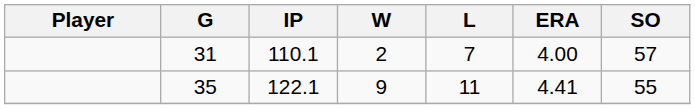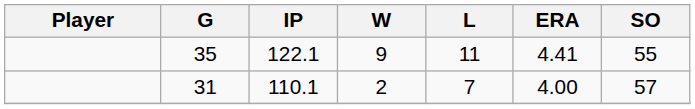rows swapped: (205, 86) <-> (205, 53)
